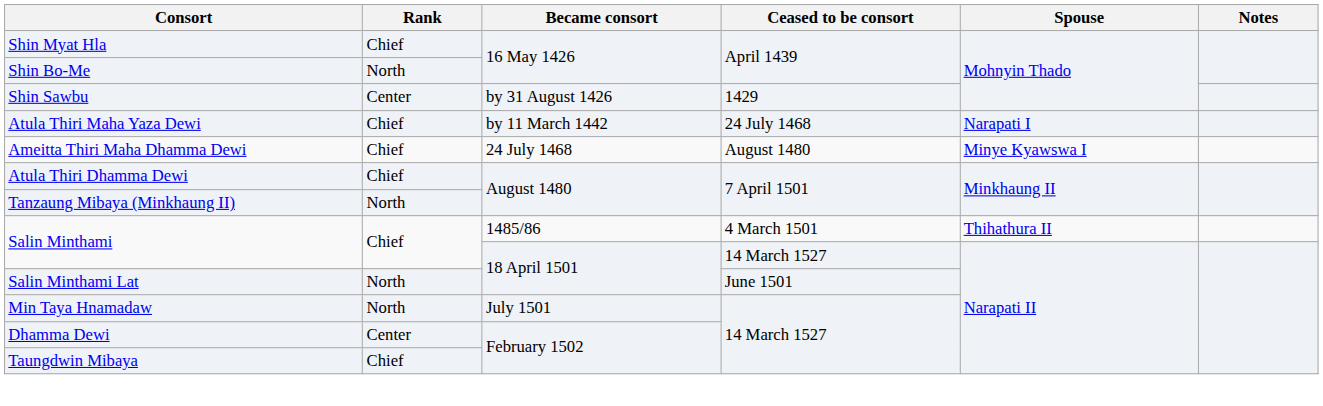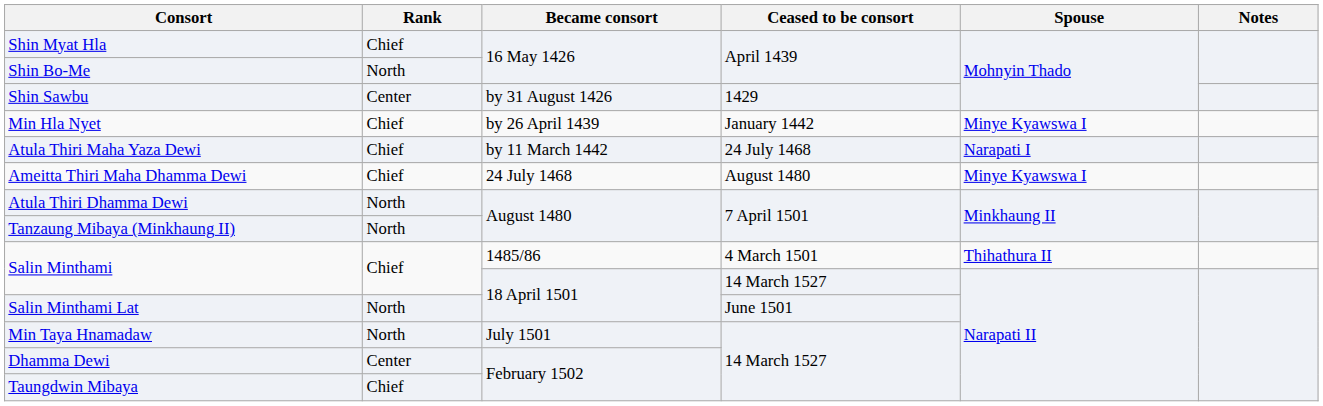+ row: (55, 123)
(385, 176) Chief -> (386, 202) North
